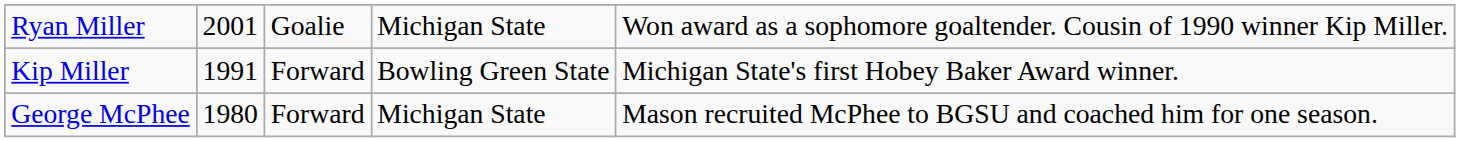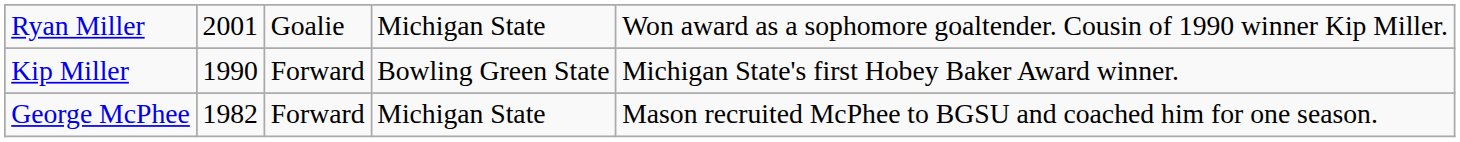(230, 70) 1991 -> (230, 70) 1990
(230, 114) 1980 -> (230, 114) 1982
